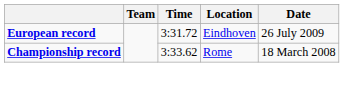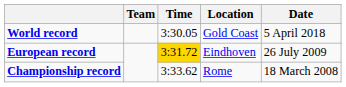+ row: (42, 33)
(179, 33) no background -> (179, 52) gold background
